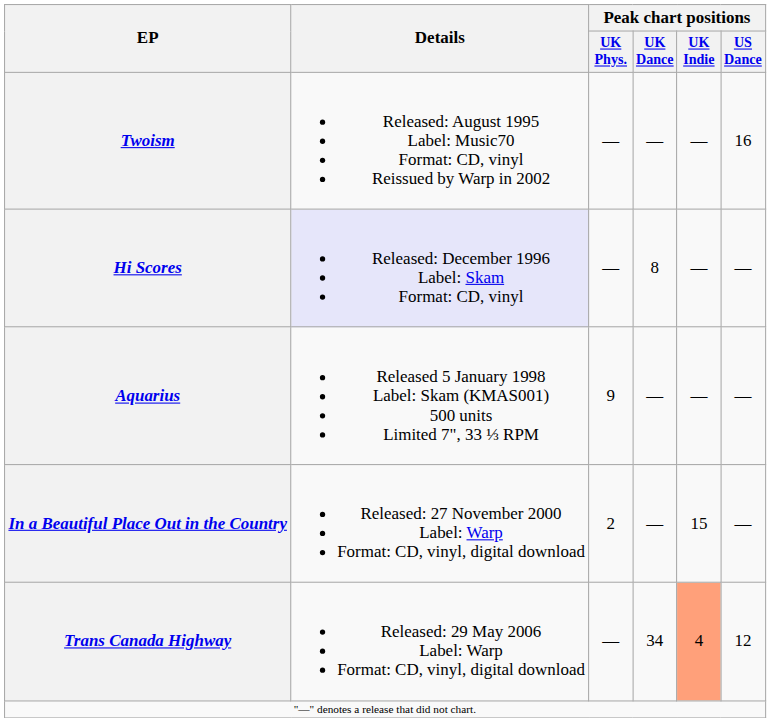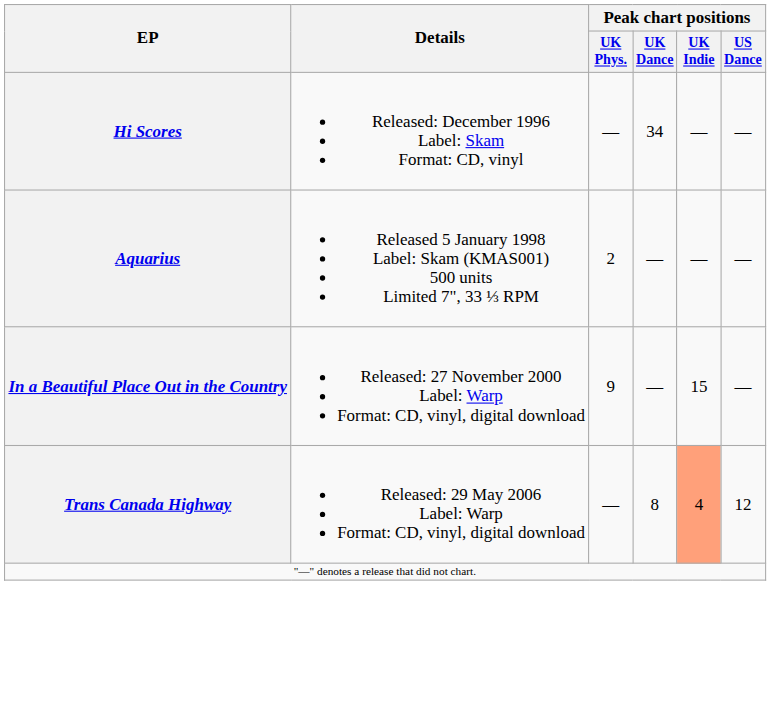- row: (148, 140)
(440, 278) lavender background -> (440, 141) no background
(655, 268) 8 -> (655, 131) 34
(611, 395) 9 -> (611, 258) 2
(611, 523) 2 -> (611, 386) 9
(655, 641) 34 -> (655, 504) 8
